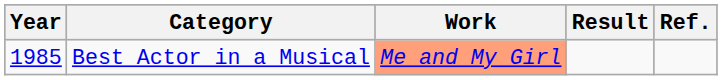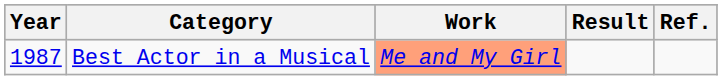(36, 58) 1985 -> (36, 58) 1987
